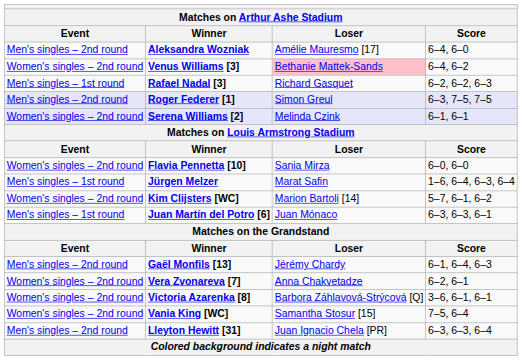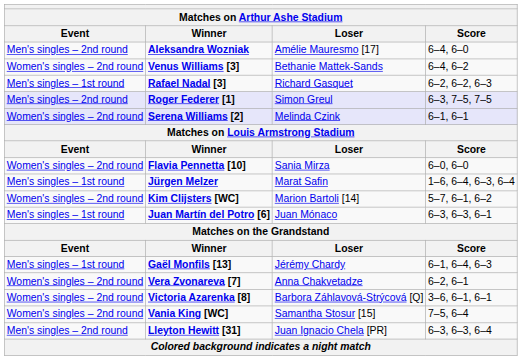(329, 67) pink background -> (329, 67) no background
(67, 264) Men's singles – 2nd round -> (66, 264) Men's singles – 1st round
